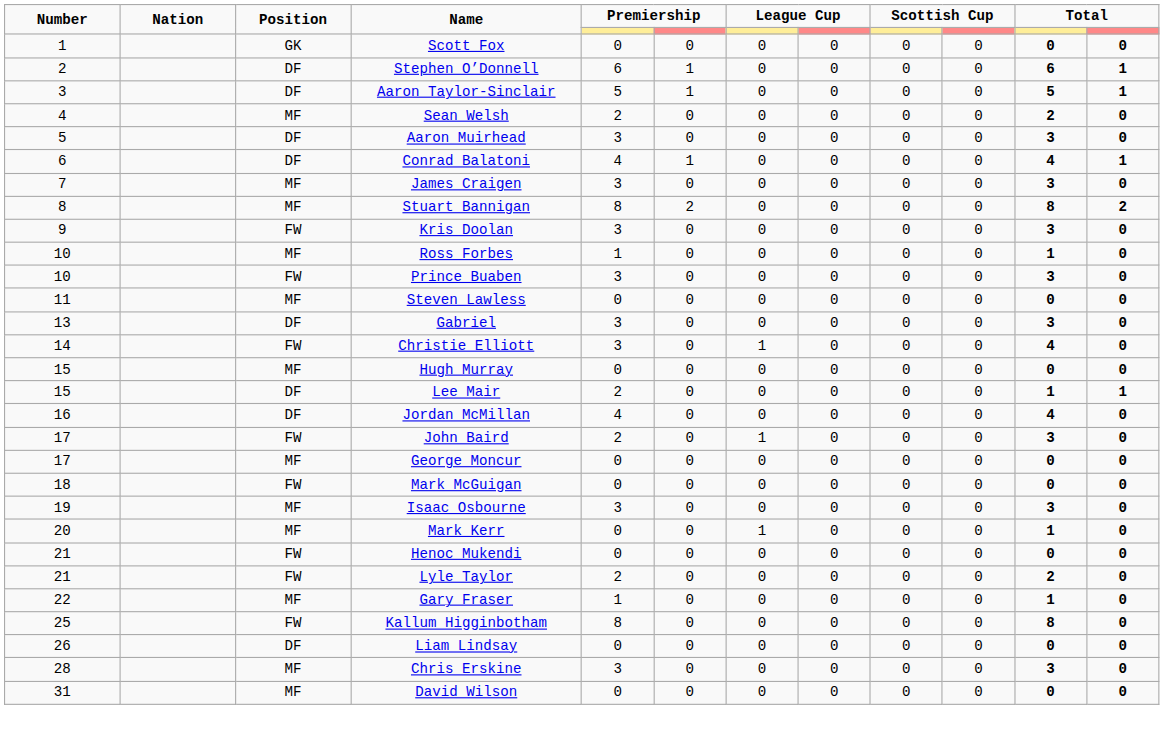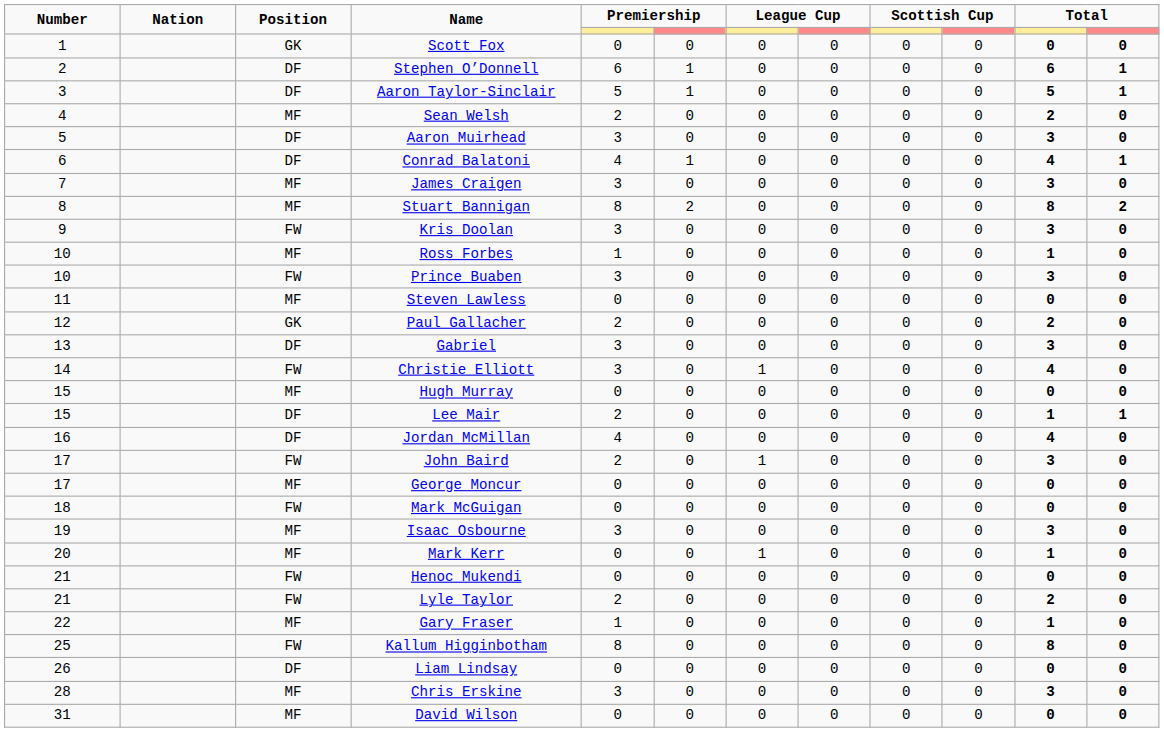+ row: (466, 323)
